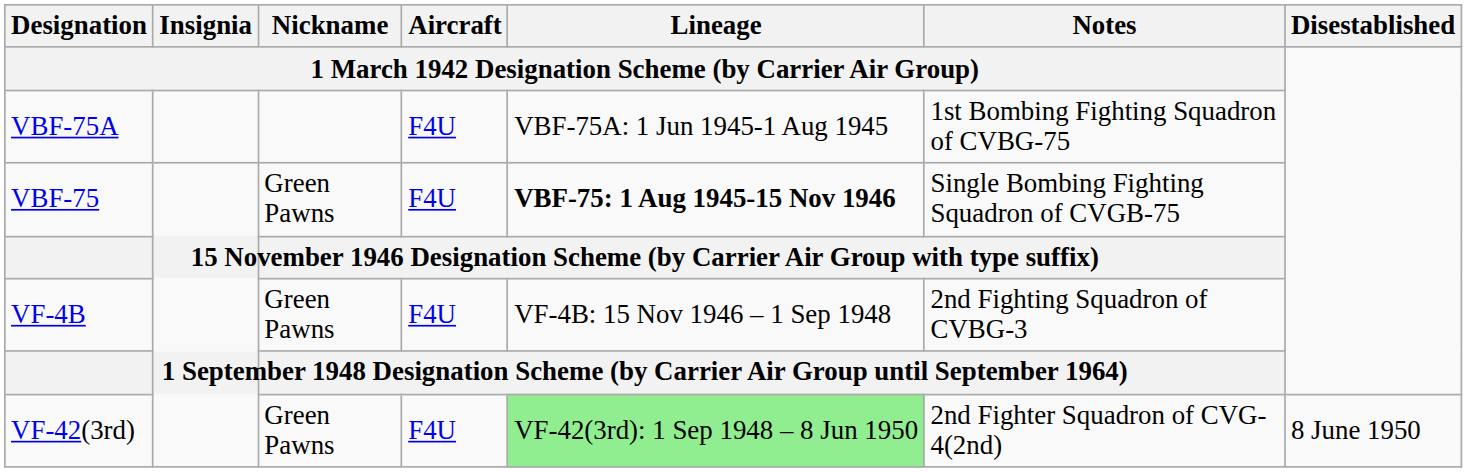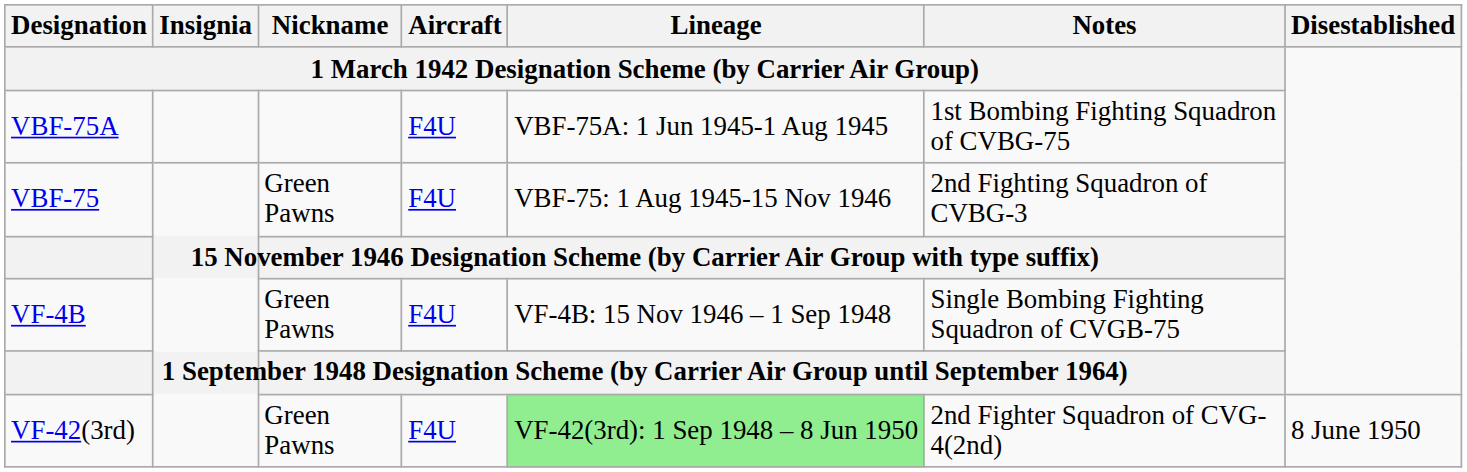(705, 199) bold -> (703, 199) normal
(1067, 199) Single Bombing Fighting Squadron of CVGB-75 -> (1069, 199) 2nd Fighting Squadron of CVBG-3
(1069, 314) 2nd Fighting Squadron of CVBG-3 -> (1067, 314) Single Bombing Fighting Squadron of CVGB-75
